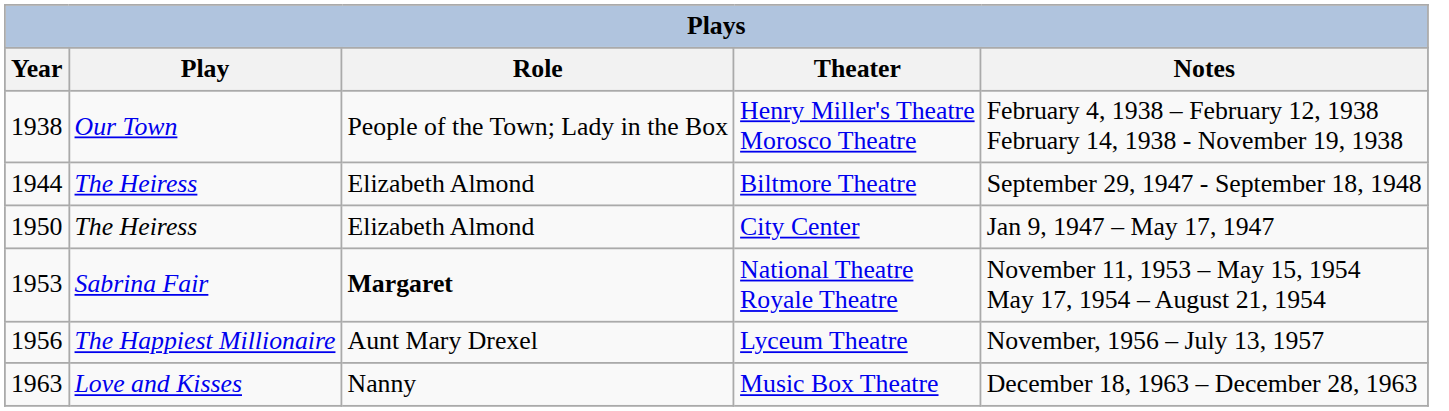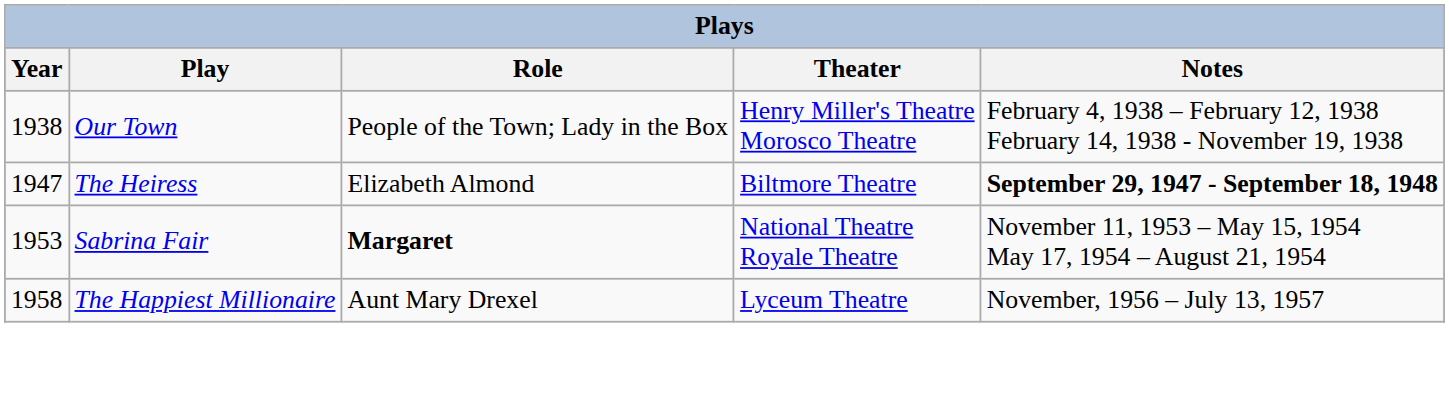(37, 184) 1944 -> (37, 184) 1947
(1204, 184) normal -> (1212, 184) bold
- row: (800, 226)
(37, 342) 1956 -> (37, 299) 1958
- row: (839, 384)
